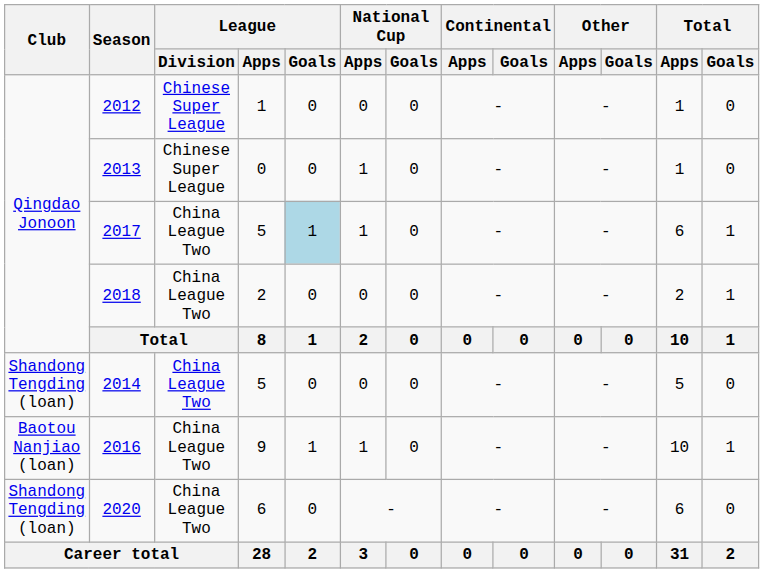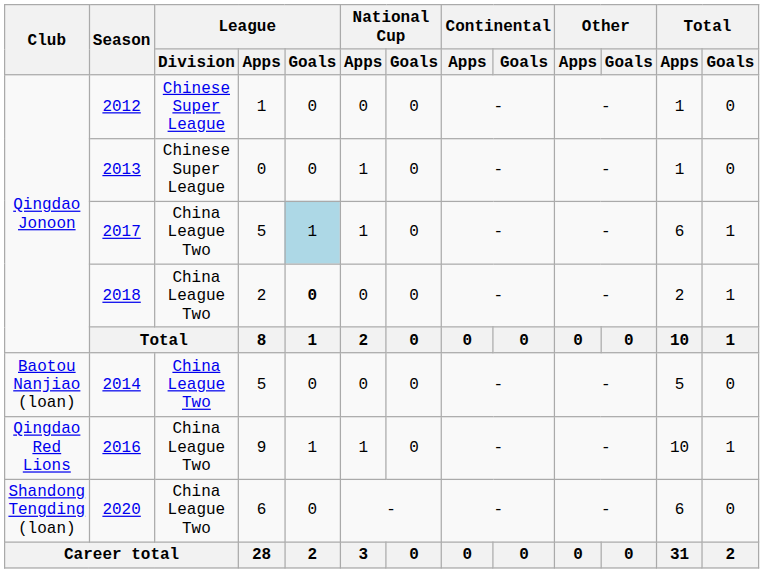(312, 296) normal -> (312, 296) bold
(47, 385) Shandong Tengding (loan) -> (47, 385) Baotou Nanjiao (loan)
(47, 448) Baotou Nanjiao (loan) -> (47, 448) Qingdao Red Lions
